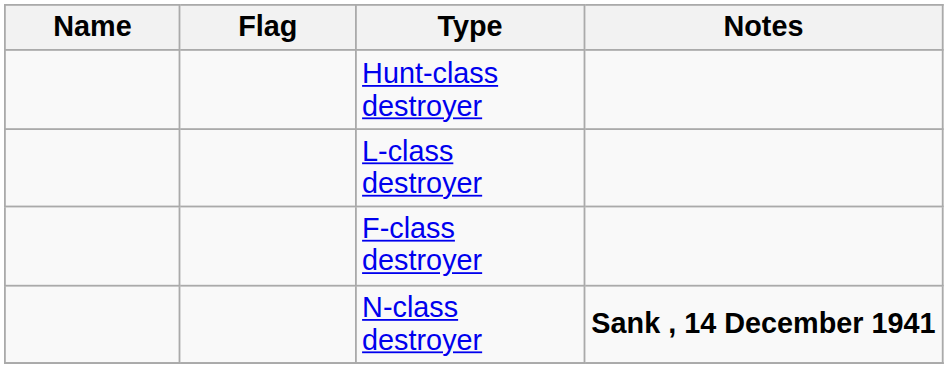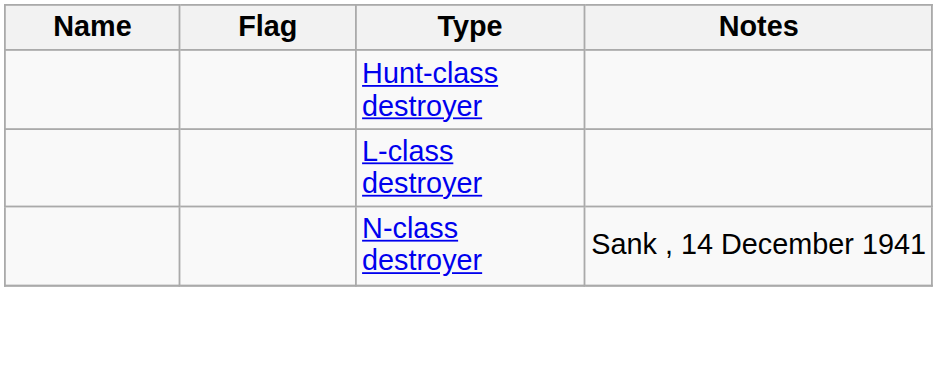- row: (422, 245)
(763, 323) bold -> (759, 245) normal
